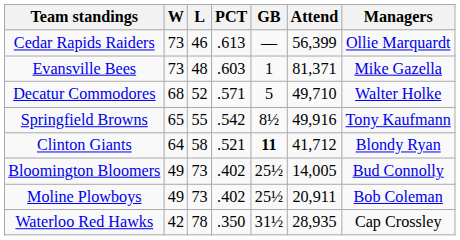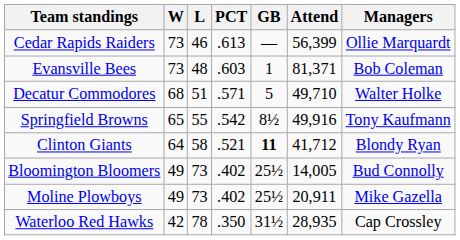(398, 68) Mike Gazella -> (398, 68) Bob Coleman
(200, 94) 52 -> (200, 94) 51
(398, 196) Bob Coleman -> (398, 196) Mike Gazella
